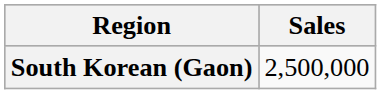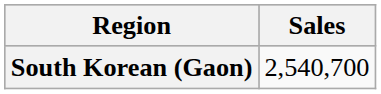(317, 66) 2,500,000 -> (317, 66) 2,540,700
